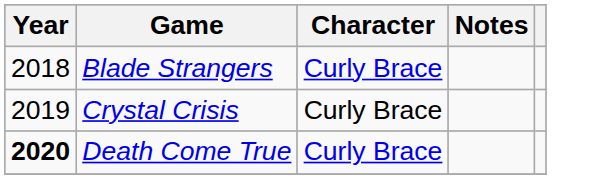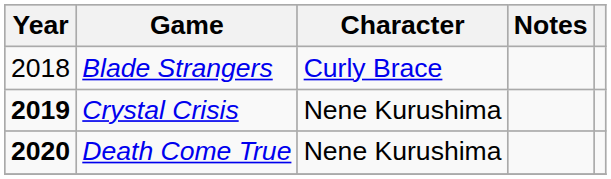(40, 109) normal -> (40, 109) bold
(373, 109) Curly Brace -> (403, 109) Nene Kurushima
(373, 151) Curly Brace -> (403, 151) Nene Kurushima
